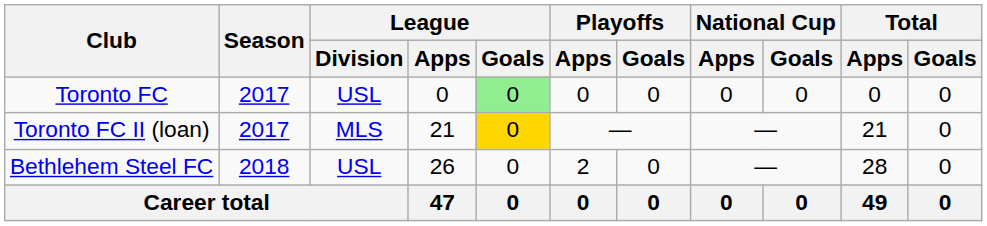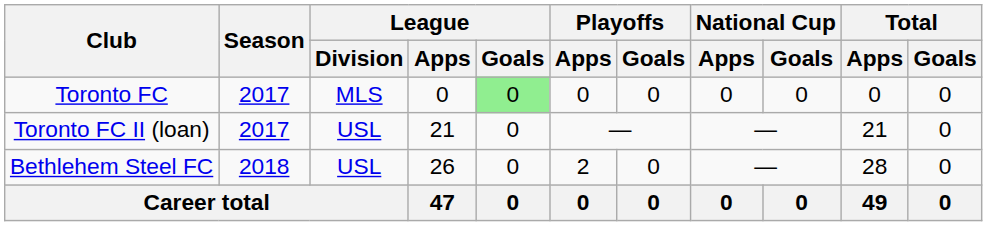(359, 94) USL -> (359, 94) MLS
(359, 130) MLS -> (359, 130) USL
(513, 130) gold background -> (513, 130) no background
